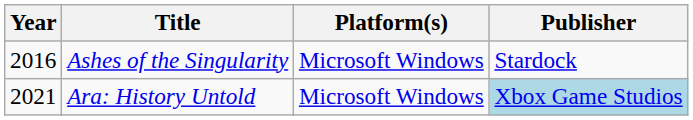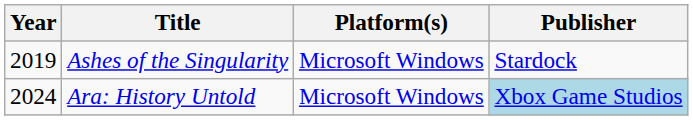(33, 59) 2016 -> (33, 59) 2019
(33, 96) 2021 -> (33, 96) 2024
